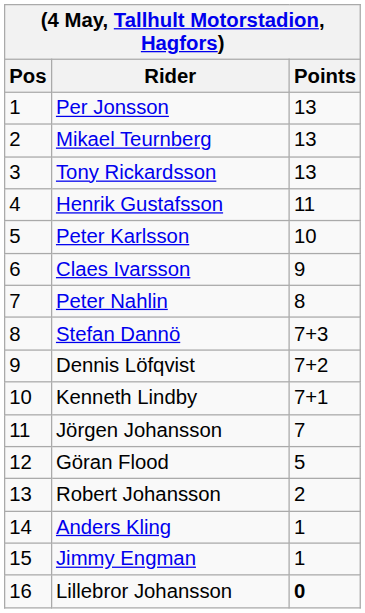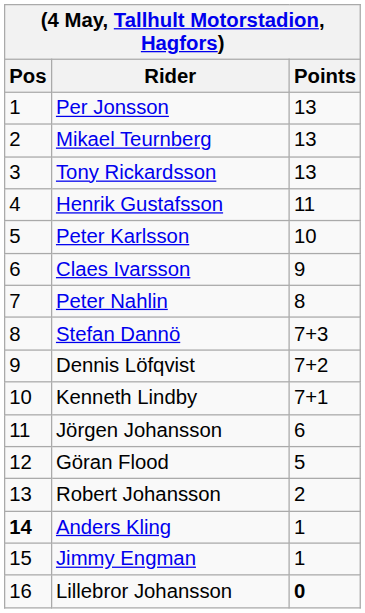(300, 430) 7 -> (300, 430) 6
(21, 526) normal -> (21, 526) bold
